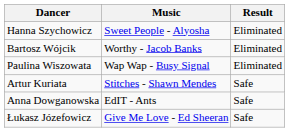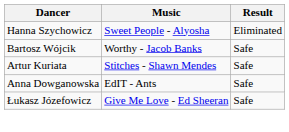(258, 48) Eliminated -> (243, 48) Safe
- row: (49, 65)
